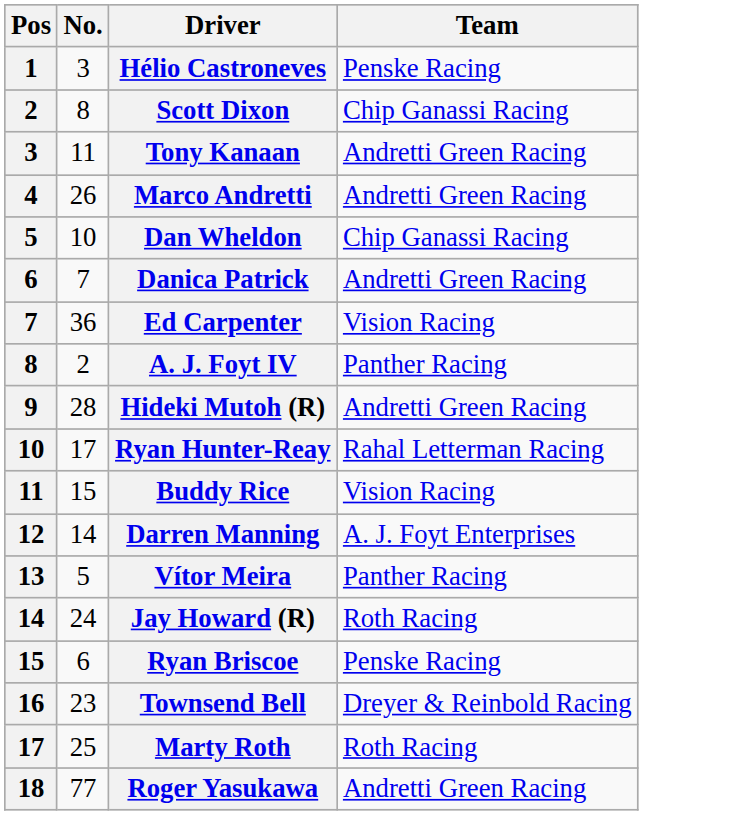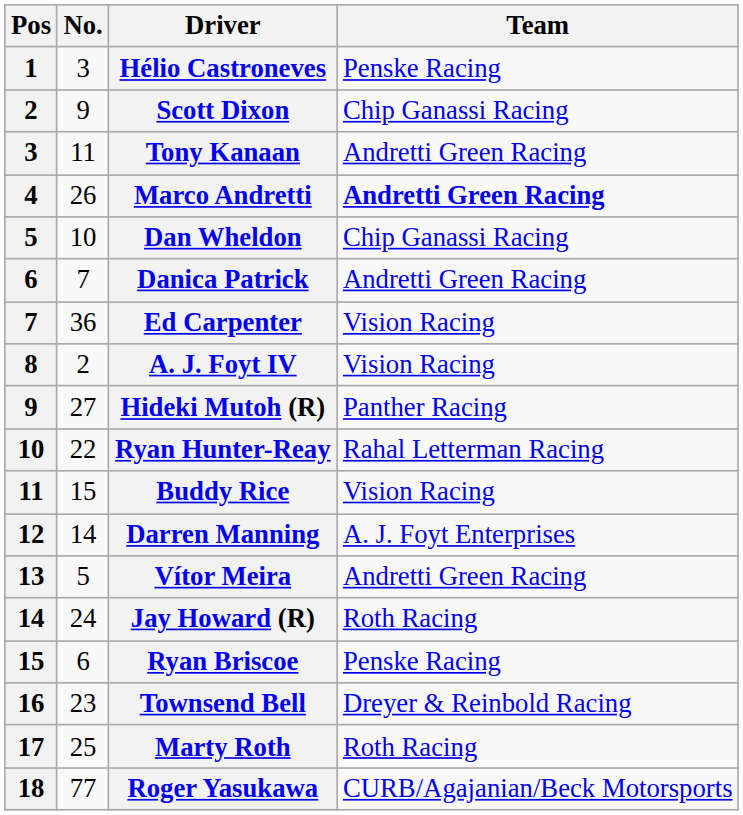(83, 110) 8 -> (83, 110) 9
(465, 195) normal -> (474, 195) bold
(425, 364) Panther Racing -> (419, 364) Vision Racing
(83, 407) 28 -> (83, 407) 27
(465, 407) Andretti Green Racing -> (425, 407) Panther Racing
(83, 449) 17 -> (83, 449) 22
(425, 576) Panther Racing -> (465, 576) Andretti Green Racing
(465, 788) Andretti Green Racing -> (538, 788) CURB/Agajanian/Beck Motorsports
